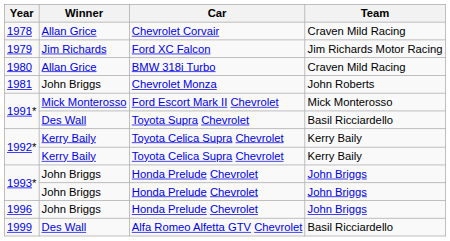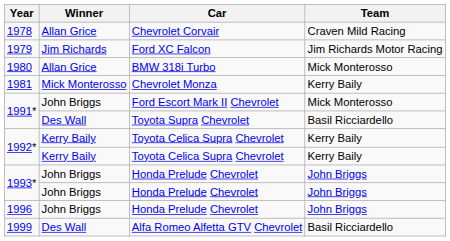(357, 67) Craven Mild Racing -> (350, 67) Mick Monterosso
(71, 85) John Briggs -> (84, 85) Mick Monterosso
(341, 85) John Roberts -> (335, 85) Kerry Baily
(84, 102) Mick Monterosso -> (71, 102) John Briggs
